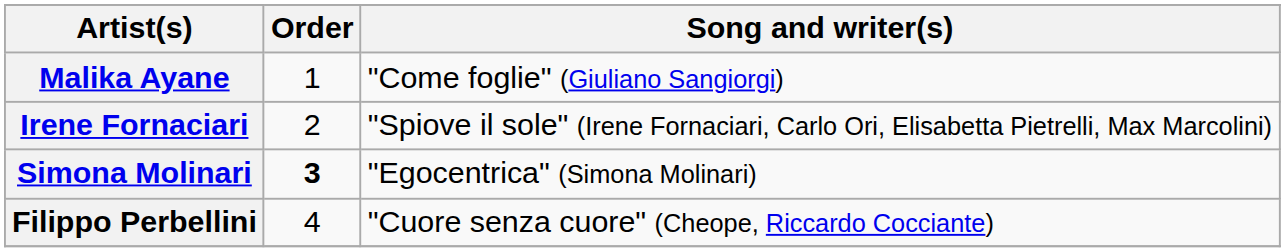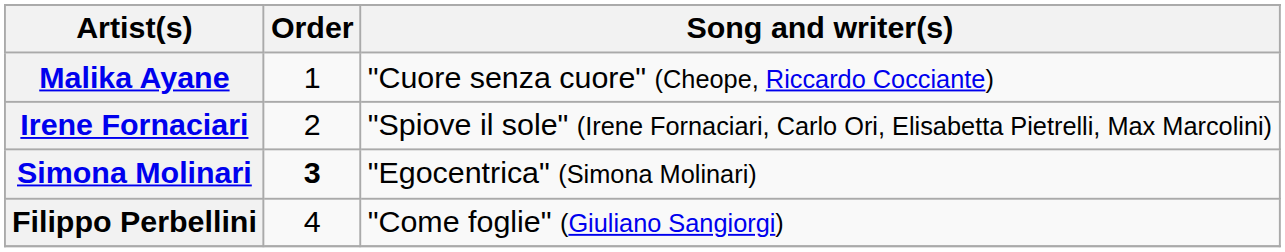(576, 76) "Come foglie" (Giuliano Sangiorgi) -> (681, 76) "Cuore senza cuore" (Cheope, Riccardo Cocciante)
(681, 221) "Cuore senza cuore" (Cheope, Riccardo Cocciante) -> (576, 221) "Come foglie" (Giuliano Sangiorgi)
